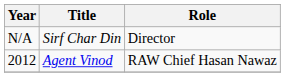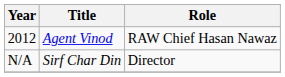rows swapped: (22, 60) <-> (20, 38)
